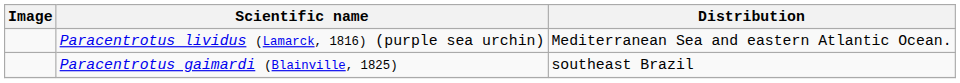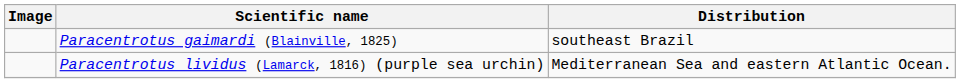rows swapped: (229, 65) <-> (302, 41)
